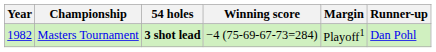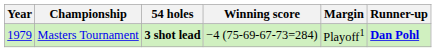(20, 35) 1982 -> (20, 35) 1979
(393, 35) normal -> (395, 35) bold
